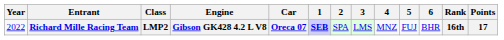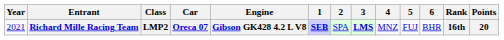columns swapped: (289, 11) <-> (219, 11)
(16, 26) 2022 -> (16, 26) 2021
(363, 26) normal -> (363, 26) bold
(483, 26) 17 -> (484, 26) 20
